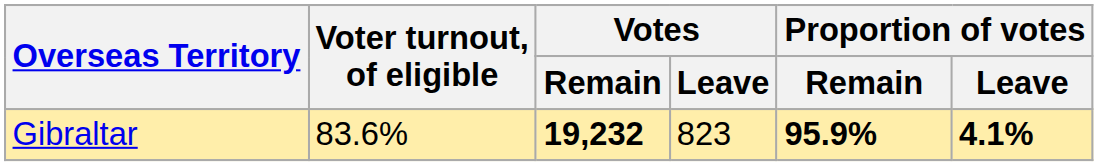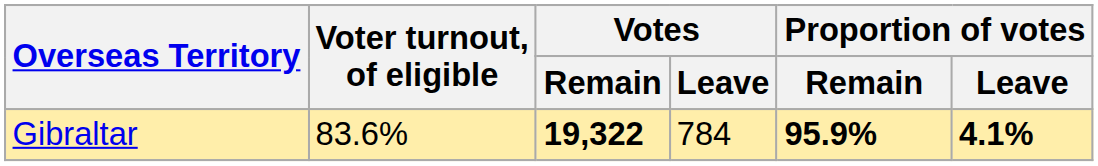(594, 133) 19,232 -> (594, 133) 19,322
(704, 133) 823 -> (704, 133) 784
